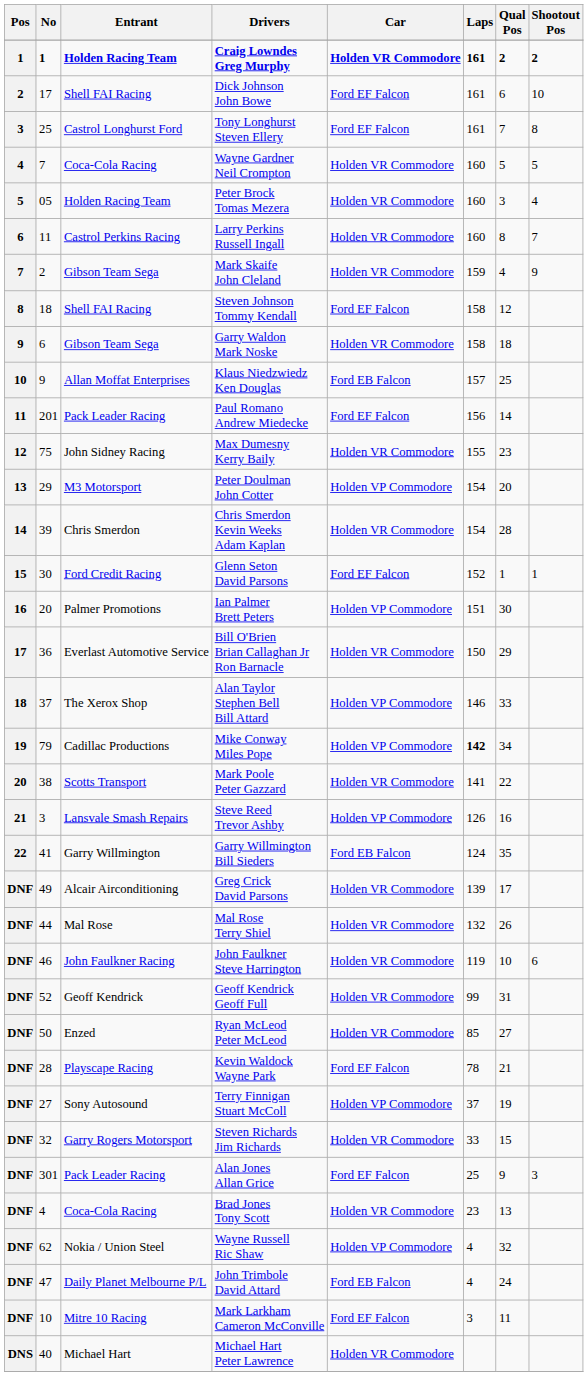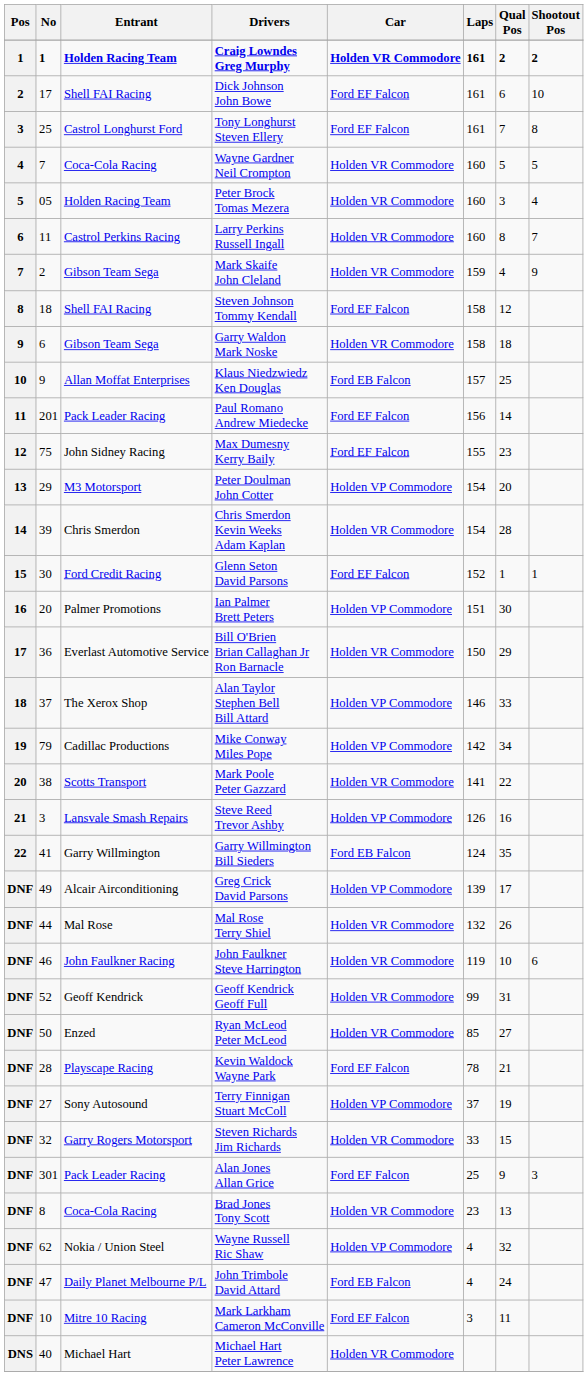(392, 451) Holden VR Commodore -> (370, 451) Ford EF Falcon
(476, 746) bold -> (476, 746) normal
(392, 889) Holden VR Commodore -> (391, 889) Holden VP Commodore
(42, 1211) 4 -> (42, 1211) 8
